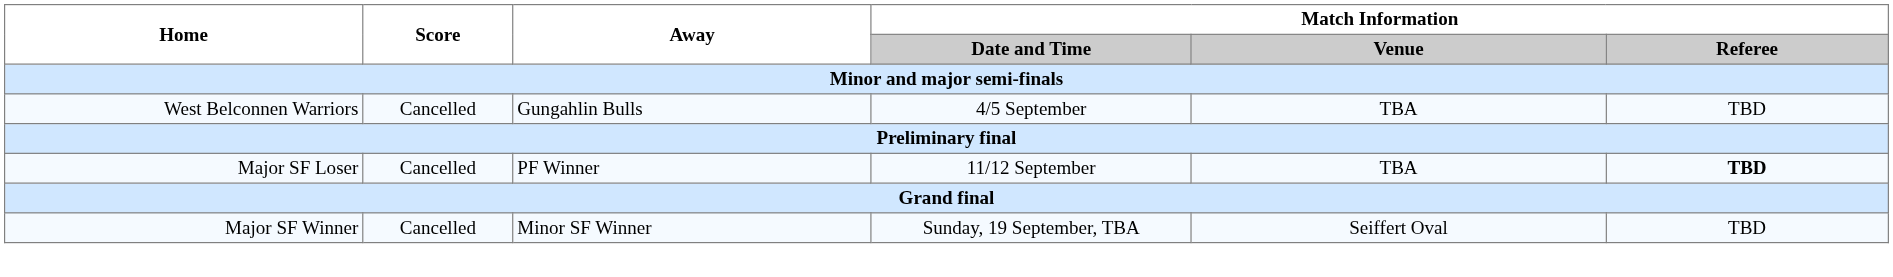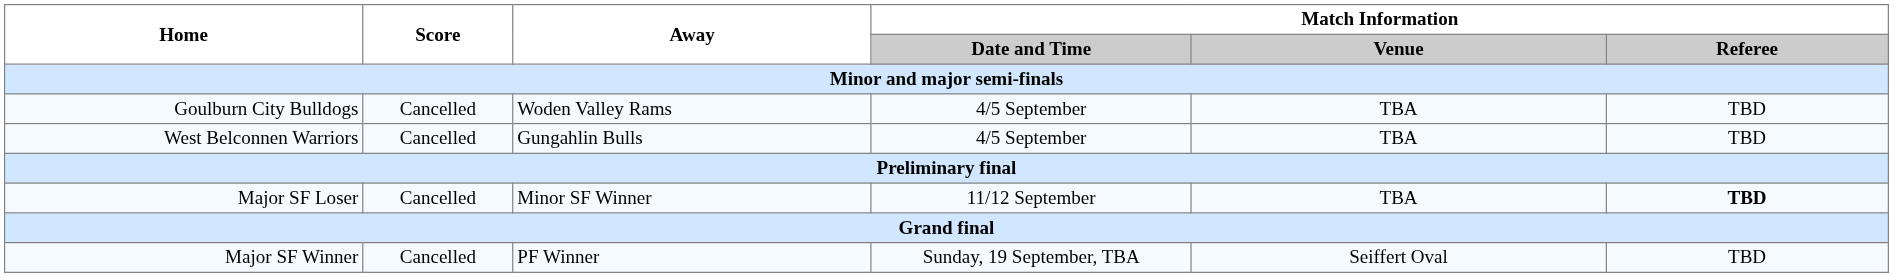+ row: (266, 108)
(558, 168) PF Winner -> (584, 197) Minor SF Winner
(584, 227) Minor SF Winner -> (558, 257) PF Winner
